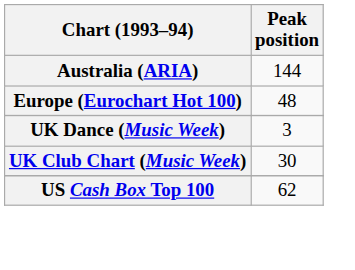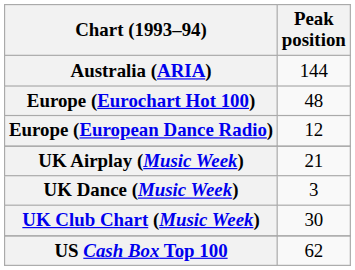+ row: (141, 130)
+ row: (141, 160)
